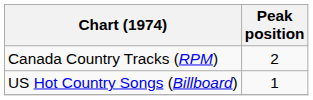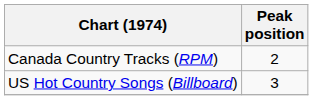(275, 82) 1 -> (275, 82) 3
